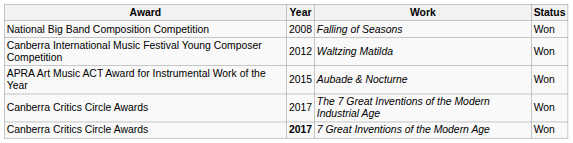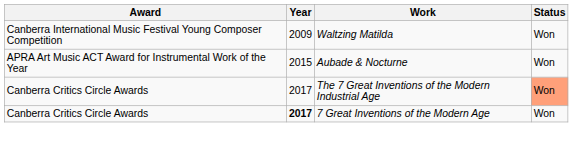- row: (360, 29)
(300, 51) 2012 -> (300, 35) 2009
(544, 107) no background -> (544, 91) lightsalmon background
